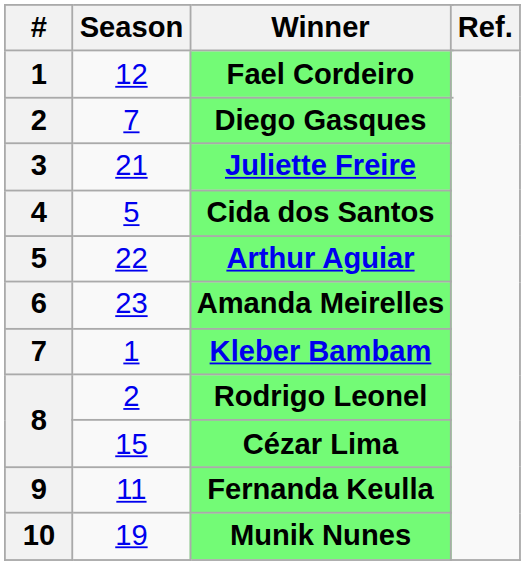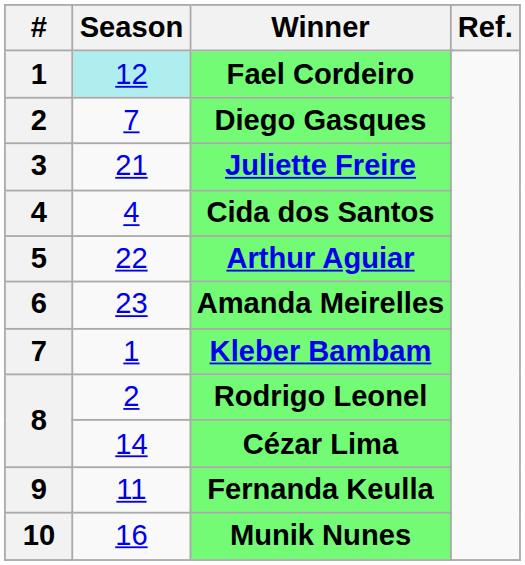(131, 73) no background -> (131, 73) paleturquoise background
(131, 212) 5 -> (131, 212) 4
(131, 443) 15 -> (131, 443) 14
(131, 535) 19 -> (131, 535) 16
